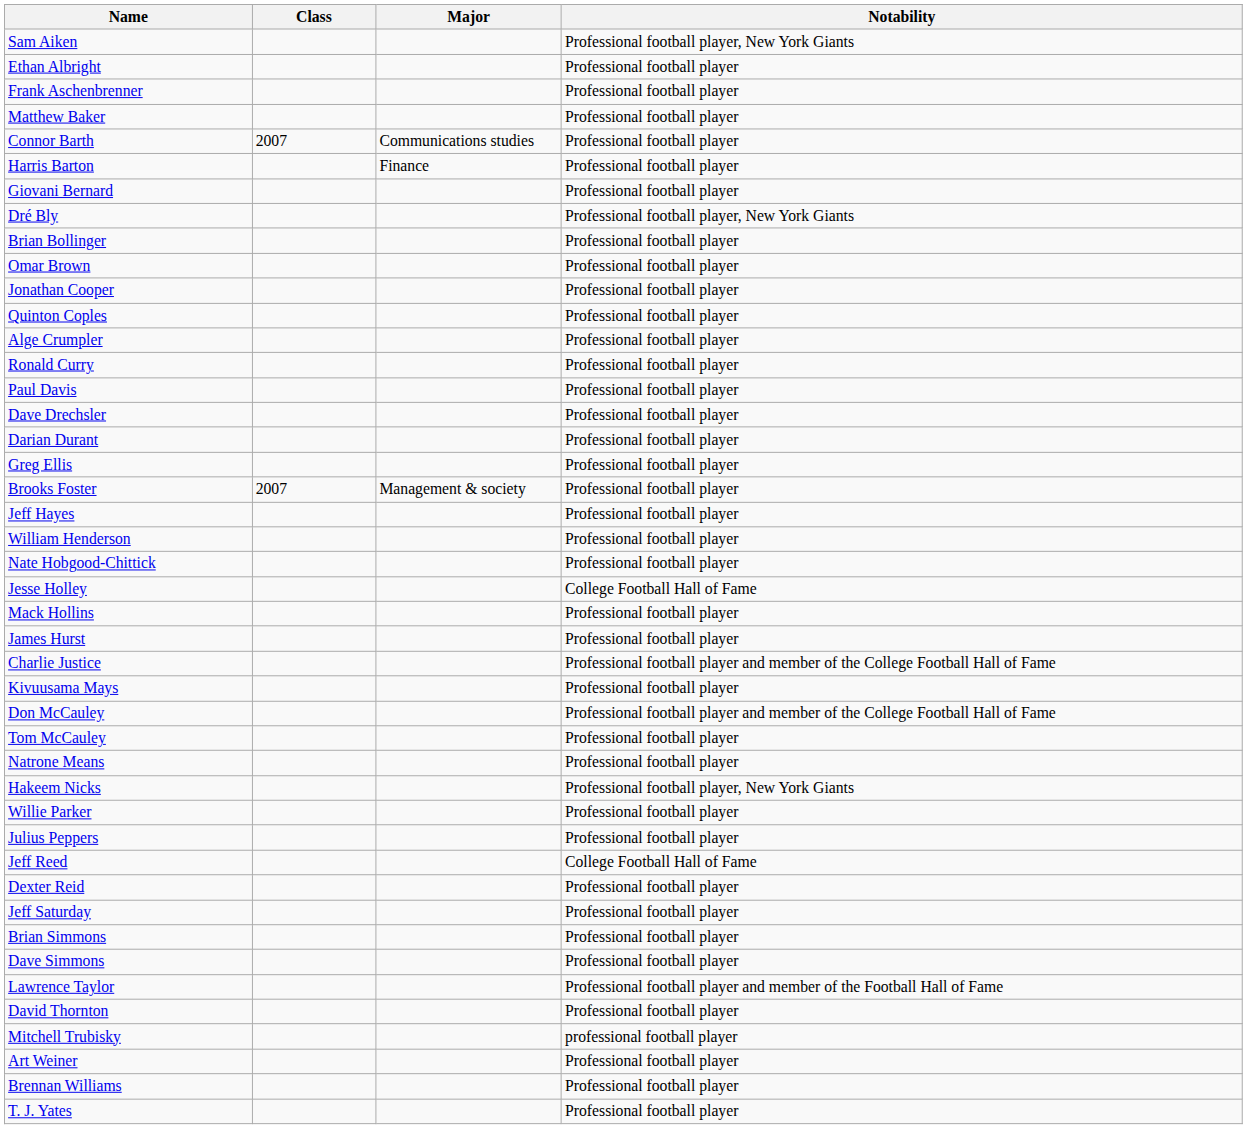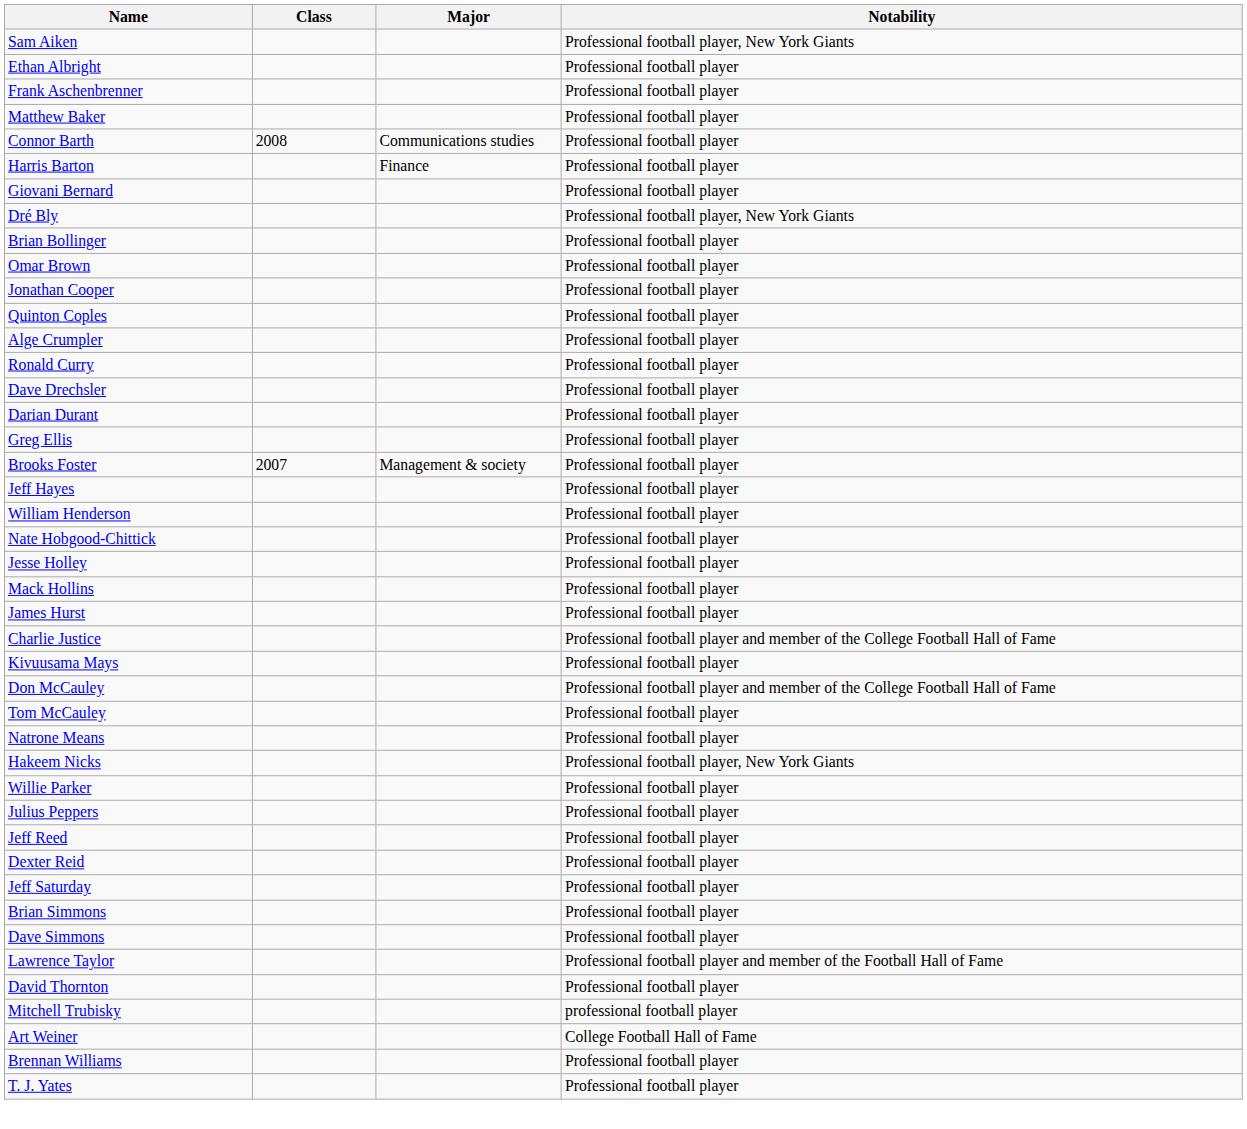(271, 141) 2007 -> (271, 141) 2008
- row: (42, 389)
(661, 588) College Football Hall of Fame -> (652, 564) Professional football player
(661, 862) College Football Hall of Fame -> (652, 837) Professional football player
(652, 1061) Professional football player -> (661, 1036) College Football Hall of Fame
